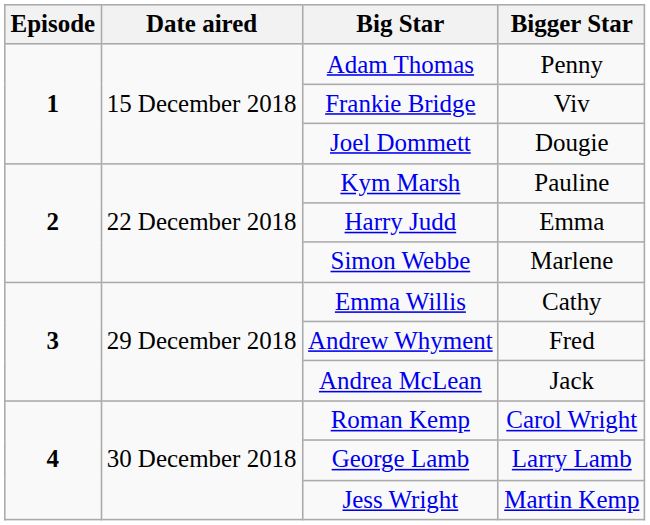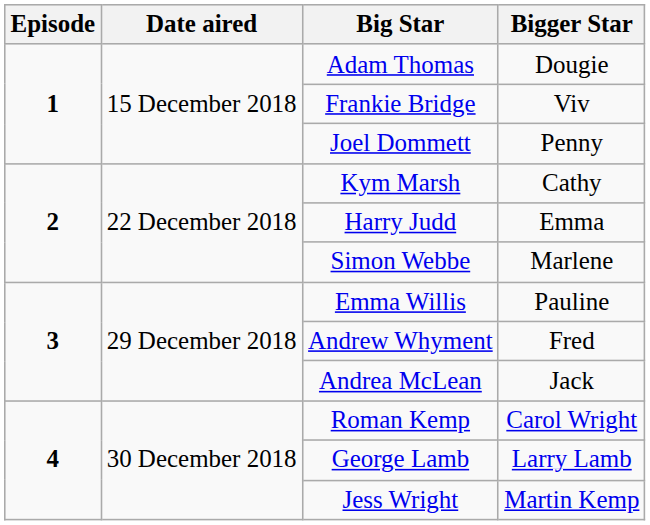(572, 63) Penny -> (572, 63) Dougie
(572, 143) Dougie -> (572, 143) Penny
(572, 182) Pauline -> (572, 182) Cathy
(572, 301) Cathy -> (572, 301) Pauline
